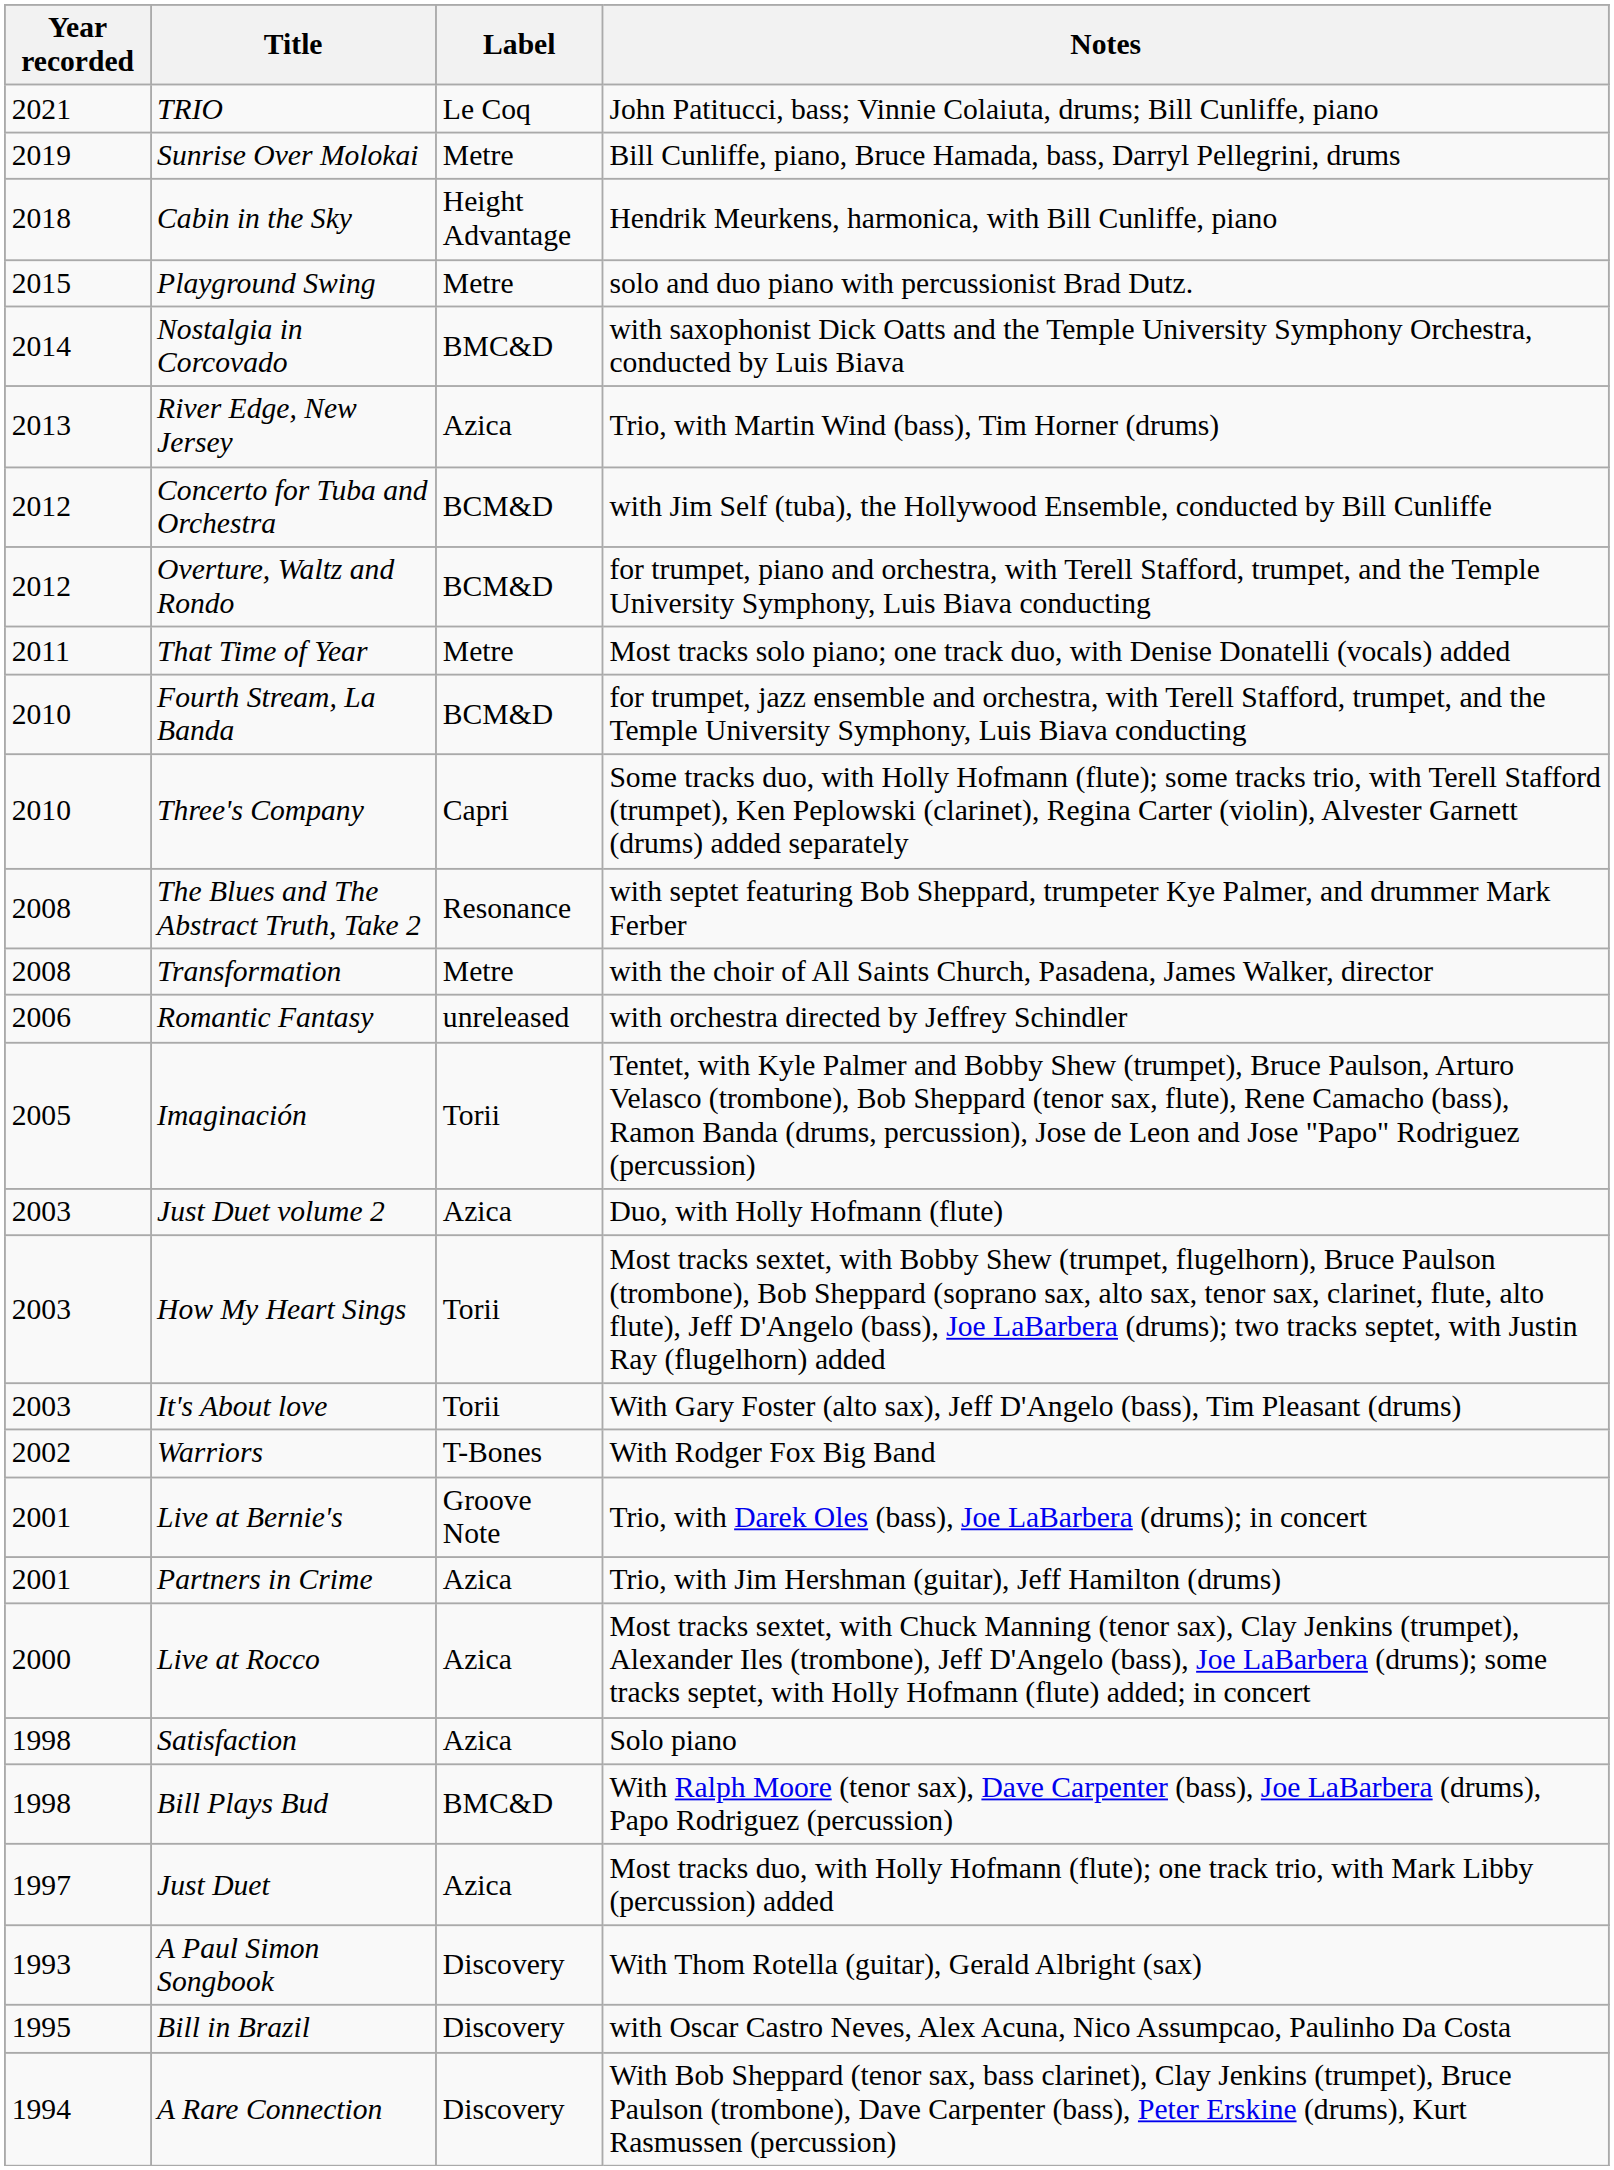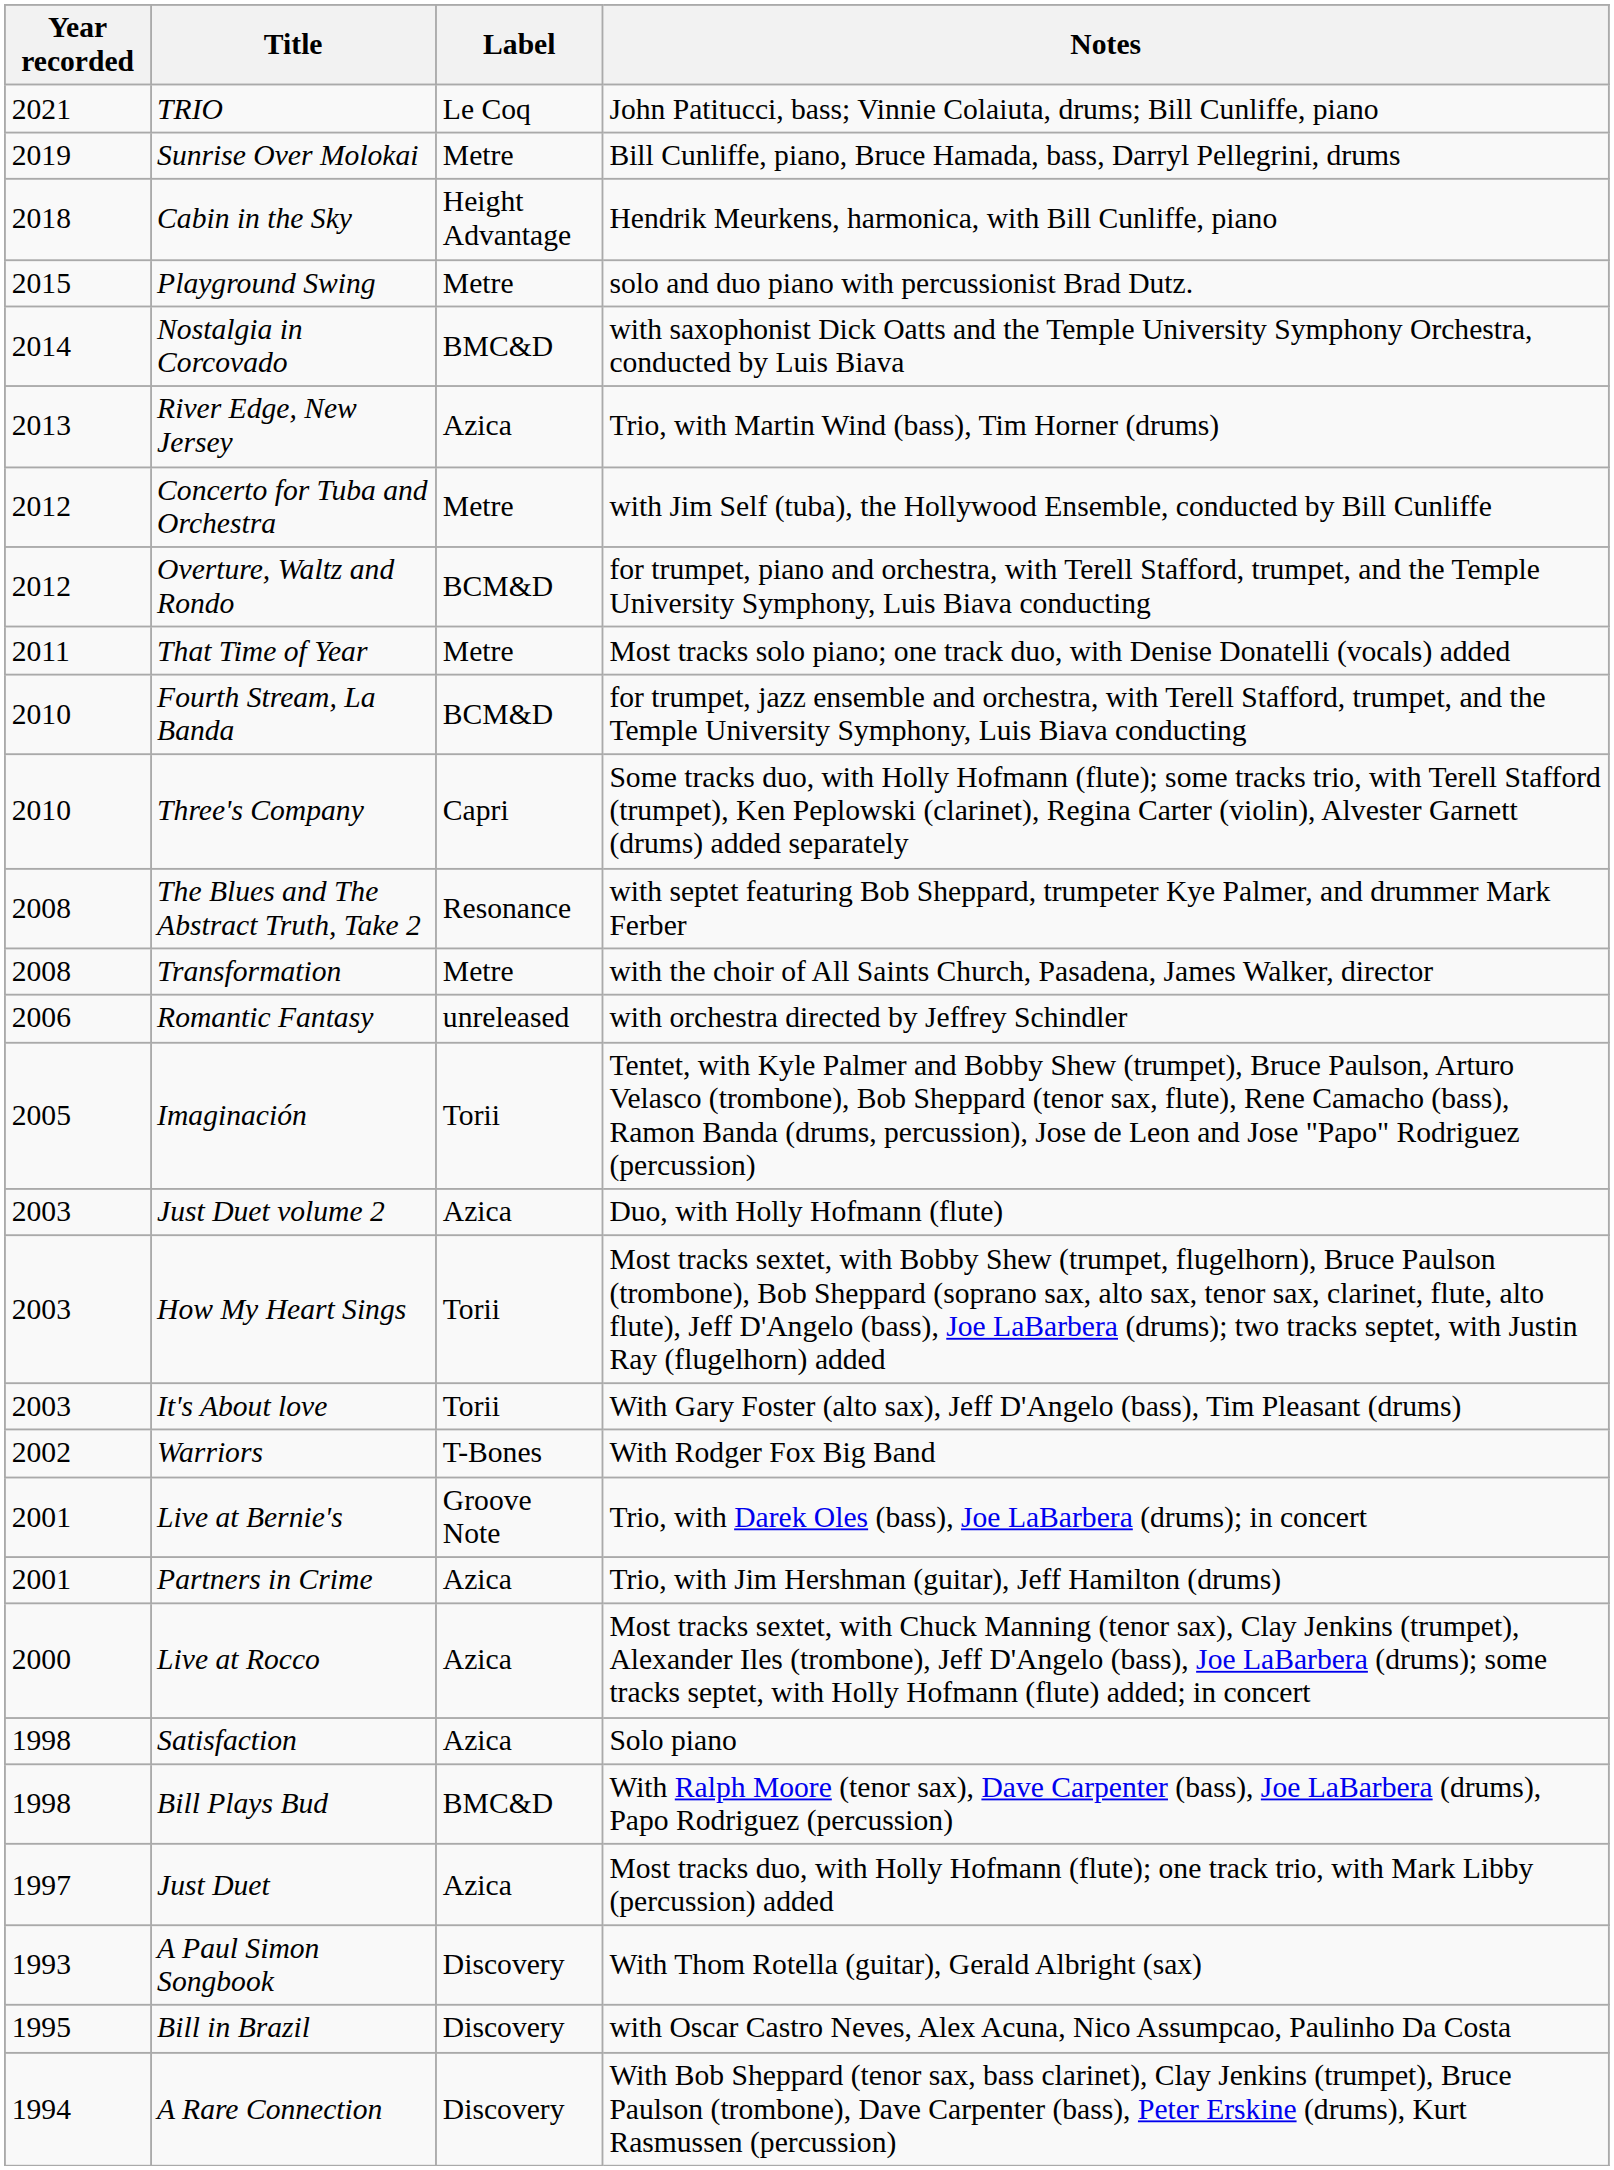(498, 506) BCM&D -> (478, 506) Metre
